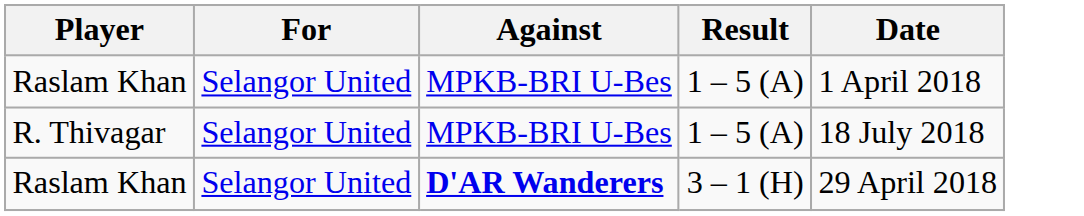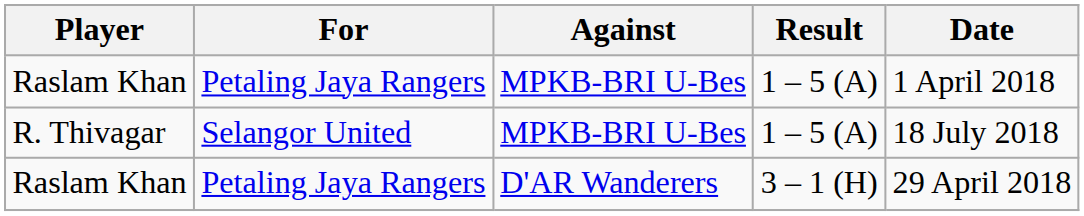(306, 81) Selangor United -> (343, 81) Petaling Jaya Rangers
(306, 183) Selangor United -> (343, 183) Petaling Jaya Rangers
(545, 183) bold -> (609, 183) normal
